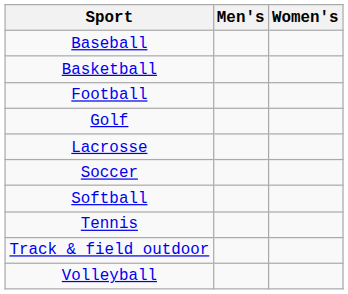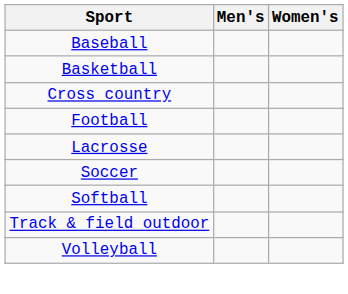+ row: (109, 95)
- row: (109, 121)
- row: (109, 224)
